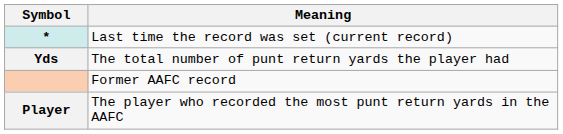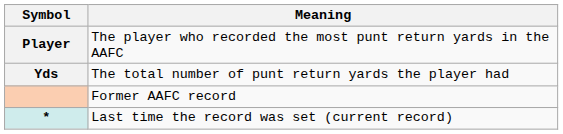rows swapped: (46, 110) <-> (46, 37)
